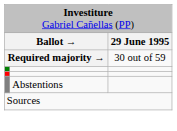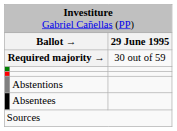+ row: (7, 101)
